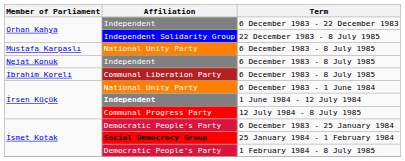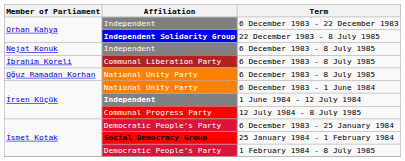(170, 36) normal -> (170, 36) bold
- row: (44, 49)
+ row: (51, 74)
